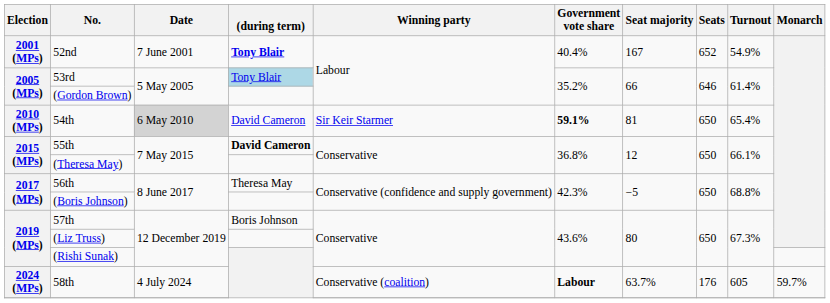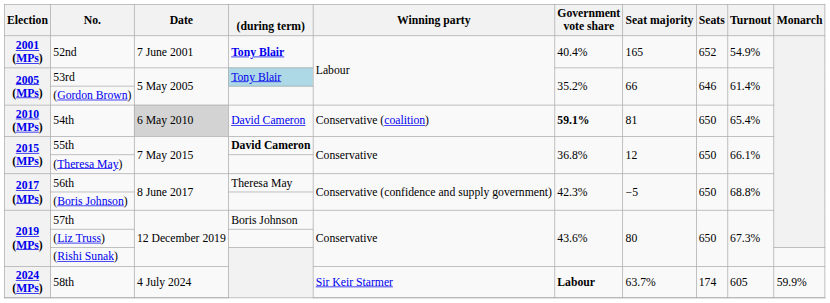(634, 51) 167 -> (634, 51) 165
(354, 120) Sir Keir Starmer -> (372, 120) Conservative (coalition)
(372, 282) Conservative (coalition) -> (354, 282) Sir Keir Starmer
(708, 282) 176 -> (708, 282) 174
(792, 282) 59.7% -> (792, 282) 59.9%
